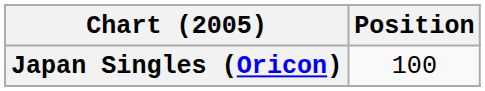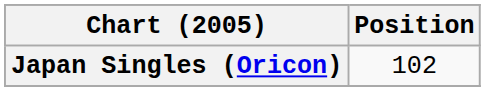(414, 66) 100 -> (414, 66) 102
